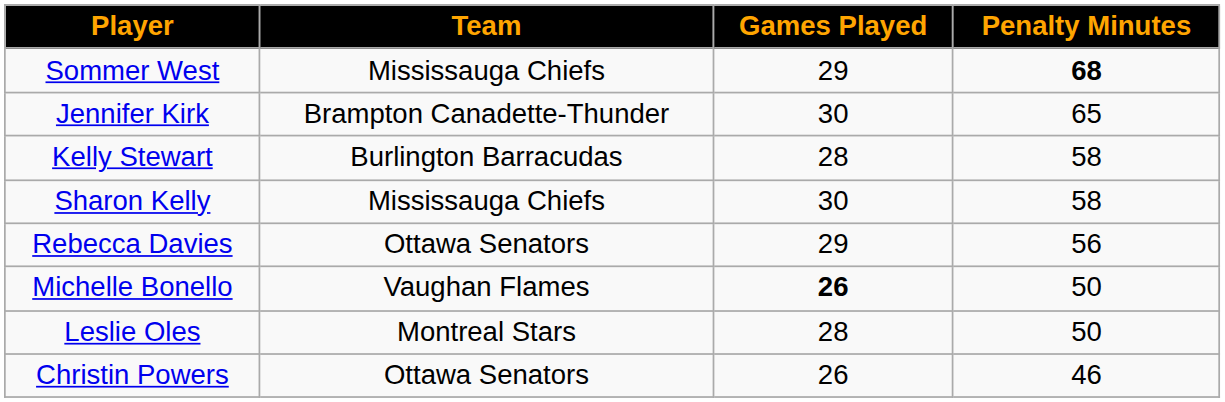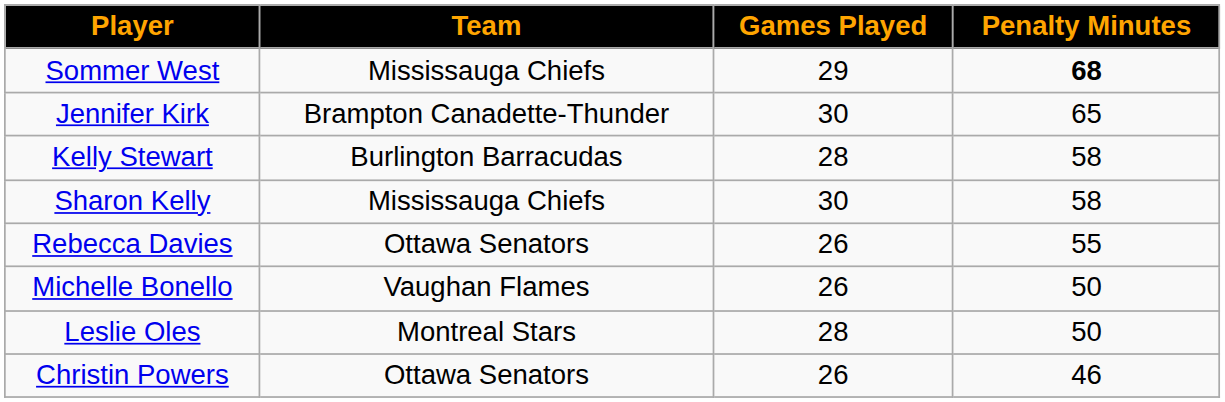(833, 244) 29 -> (833, 244) 26
(1086, 244) 56 -> (1086, 244) 55
(833, 288) bold -> (833, 288) normal
